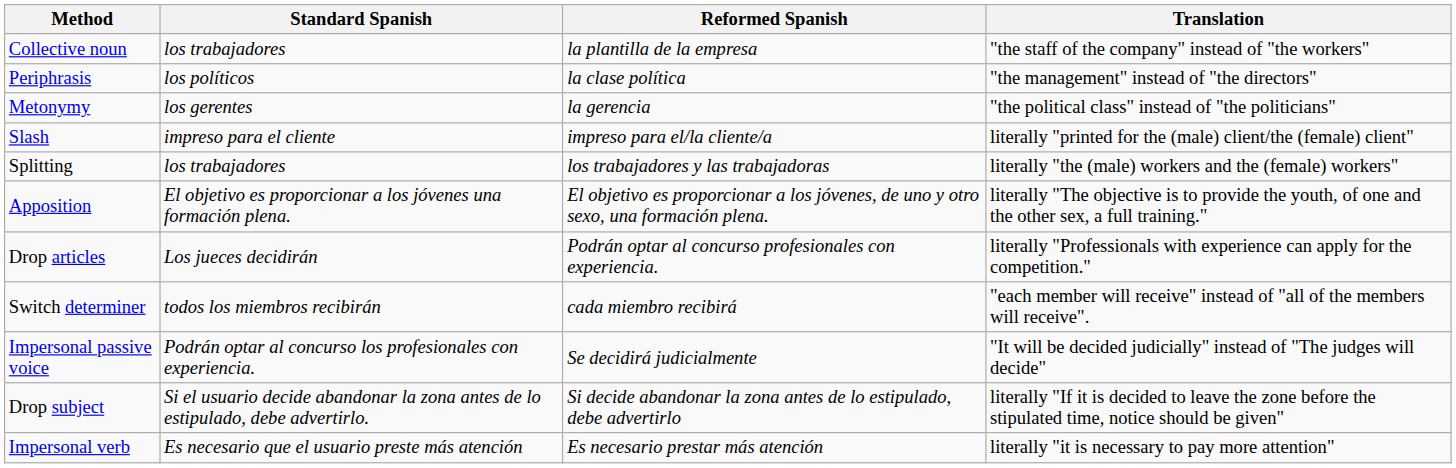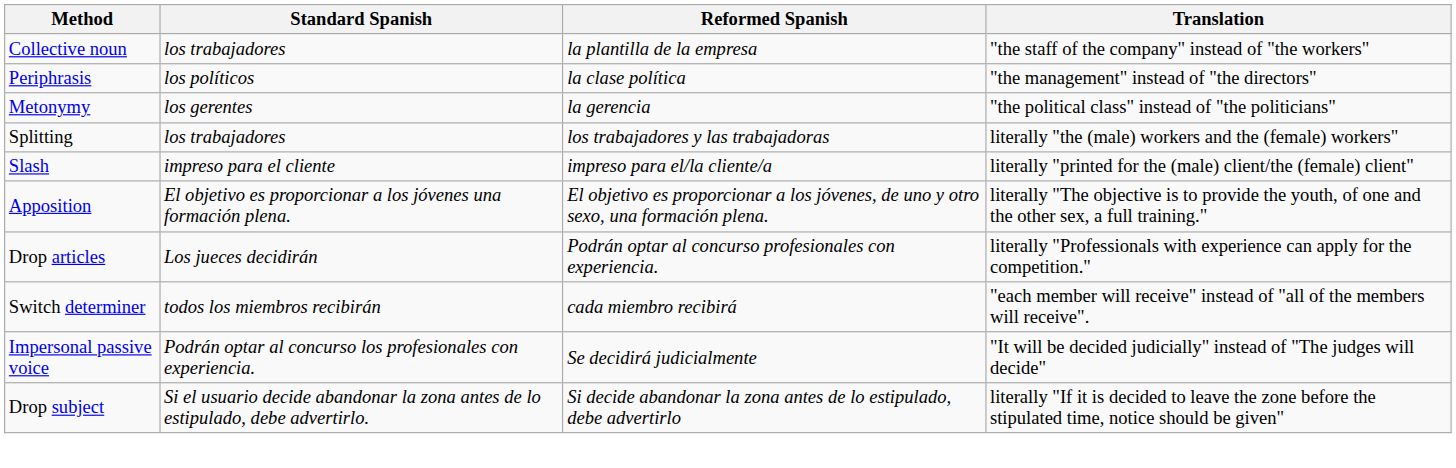rows swapped: (41, 166) <-> (29, 136)
- row: (69, 447)
